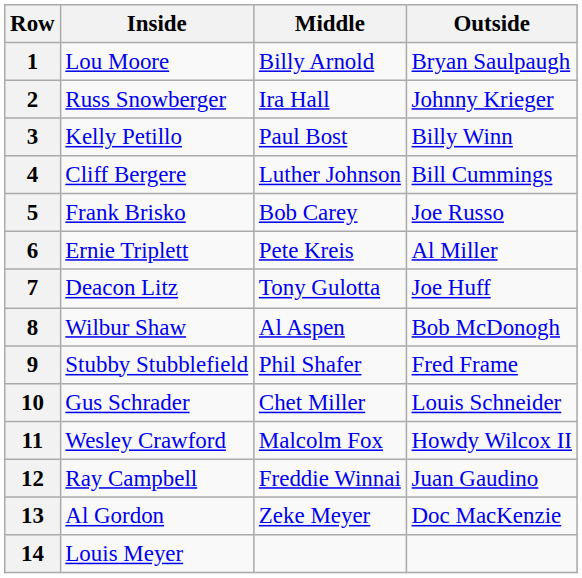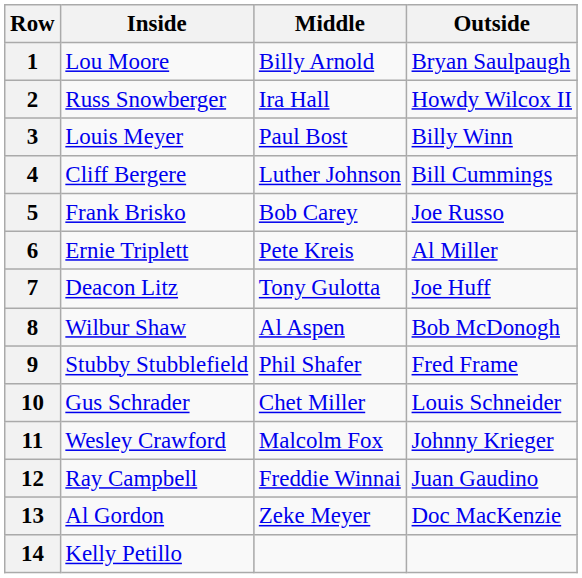(483, 99) Johnny Krieger -> (492, 99) Howdy Wilcox II
(124, 137) Kelly Petillo -> (124, 137) Louis Meyer
(492, 439) Howdy Wilcox II -> (483, 439) Johnny Krieger
(124, 553) Louis Meyer -> (124, 553) Kelly Petillo
